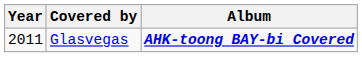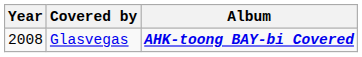(26, 40) 2011 -> (26, 40) 2008
